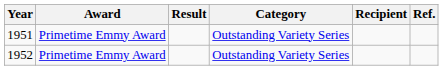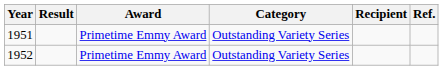columns swapped: (102, 14) <-> (189, 14)
